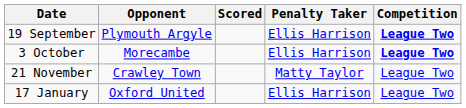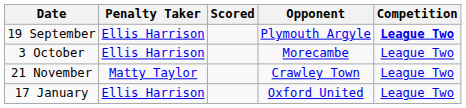columns swapped: (319, 15) <-> (157, 15)
(417, 54) bold -> (417, 54) normal
